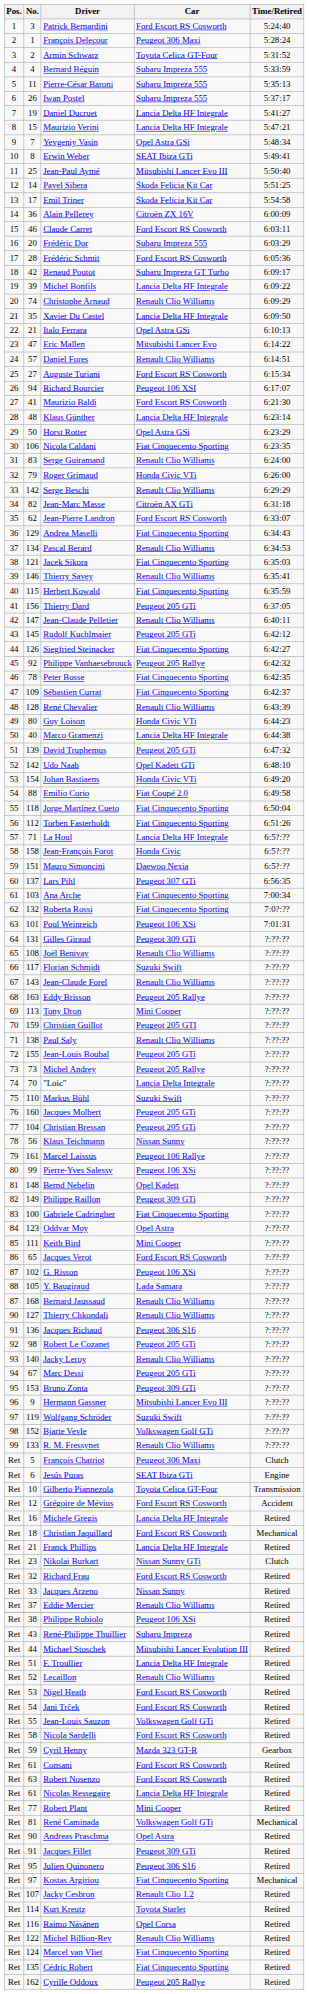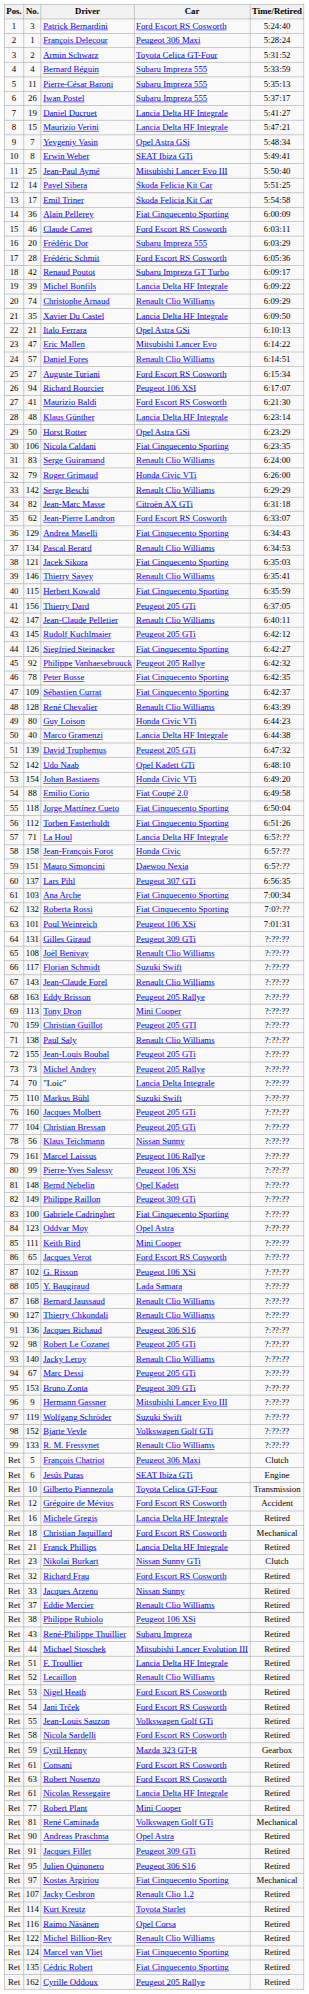(165, 214) Citroën ZX 16V -> (182, 214) Fiat Cinquecento Sporting
